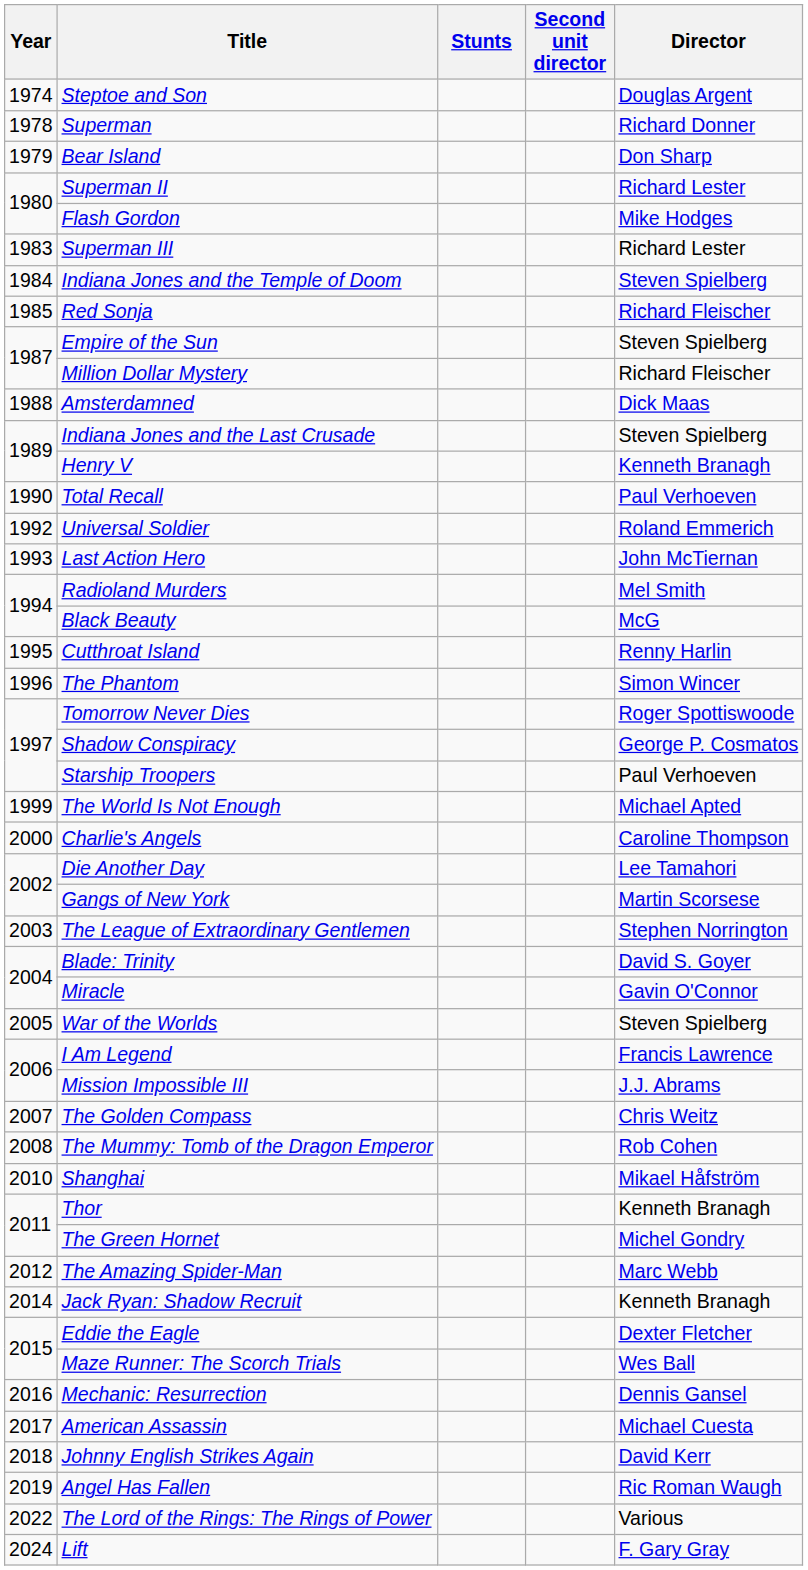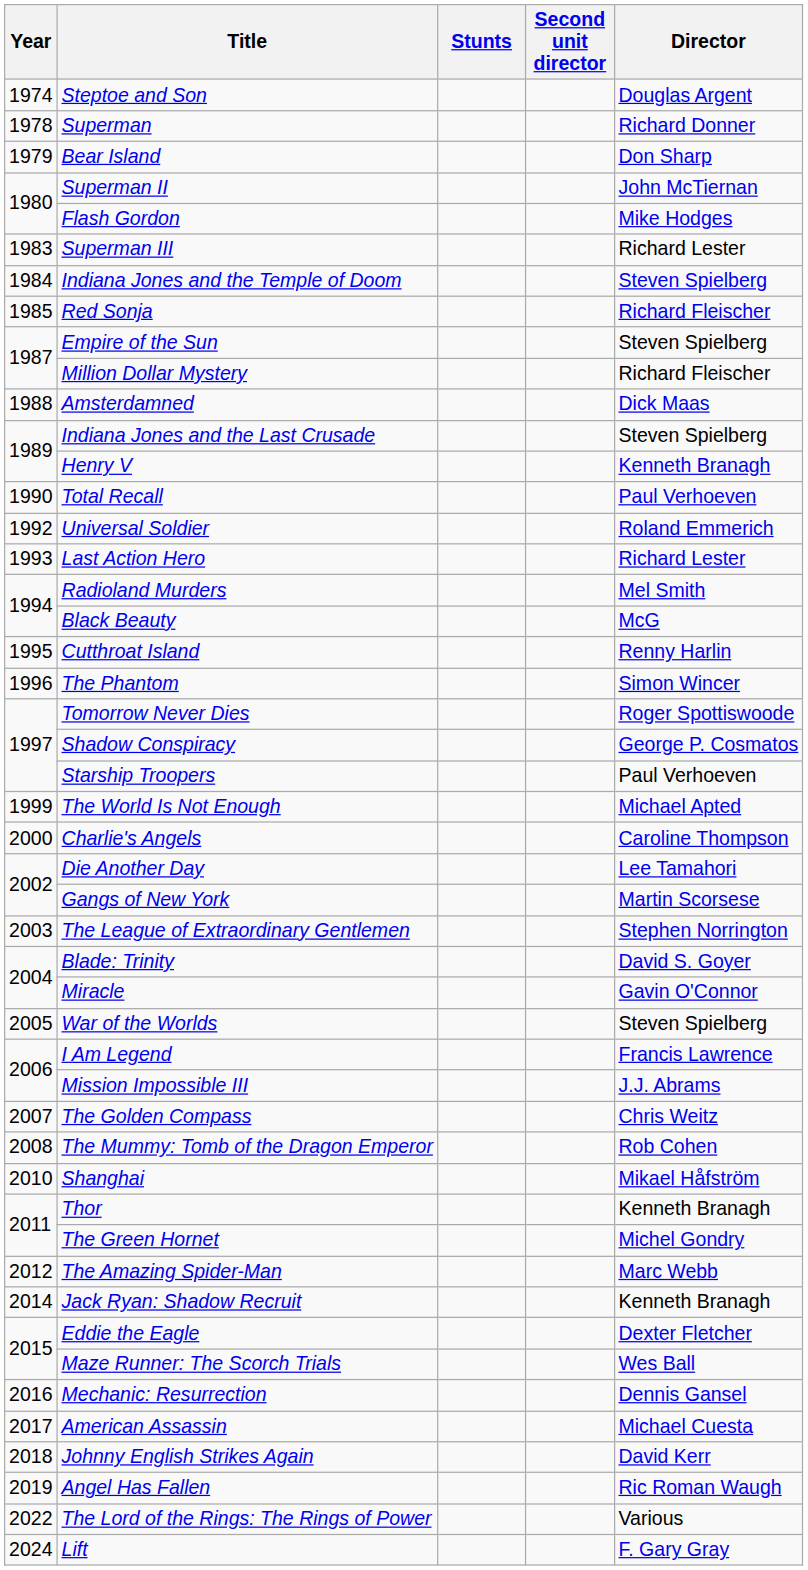(682, 187) Richard Lester -> (688, 187) John McTiernan
(688, 559) John McTiernan -> (682, 559) Richard Lester
